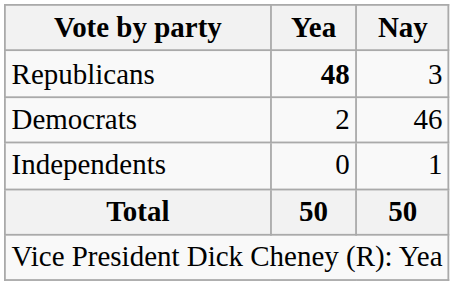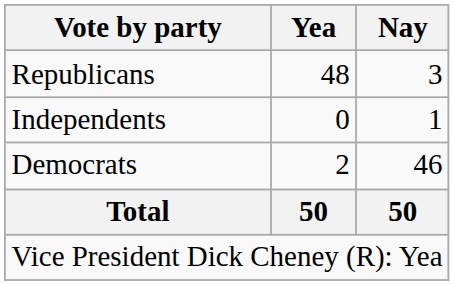(335, 73) bold -> (335, 73) normal
rows swapped: (74, 119) <-> (89, 165)
